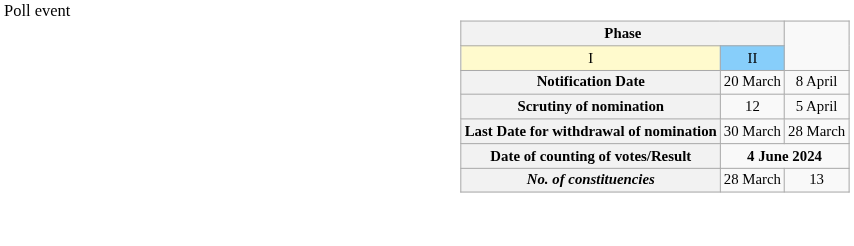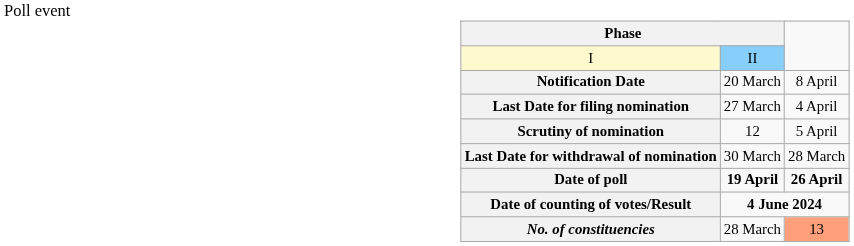+ row: (591, 106)
+ row: (591, 180)
(817, 180) no background -> (817, 228) lightsalmon background
